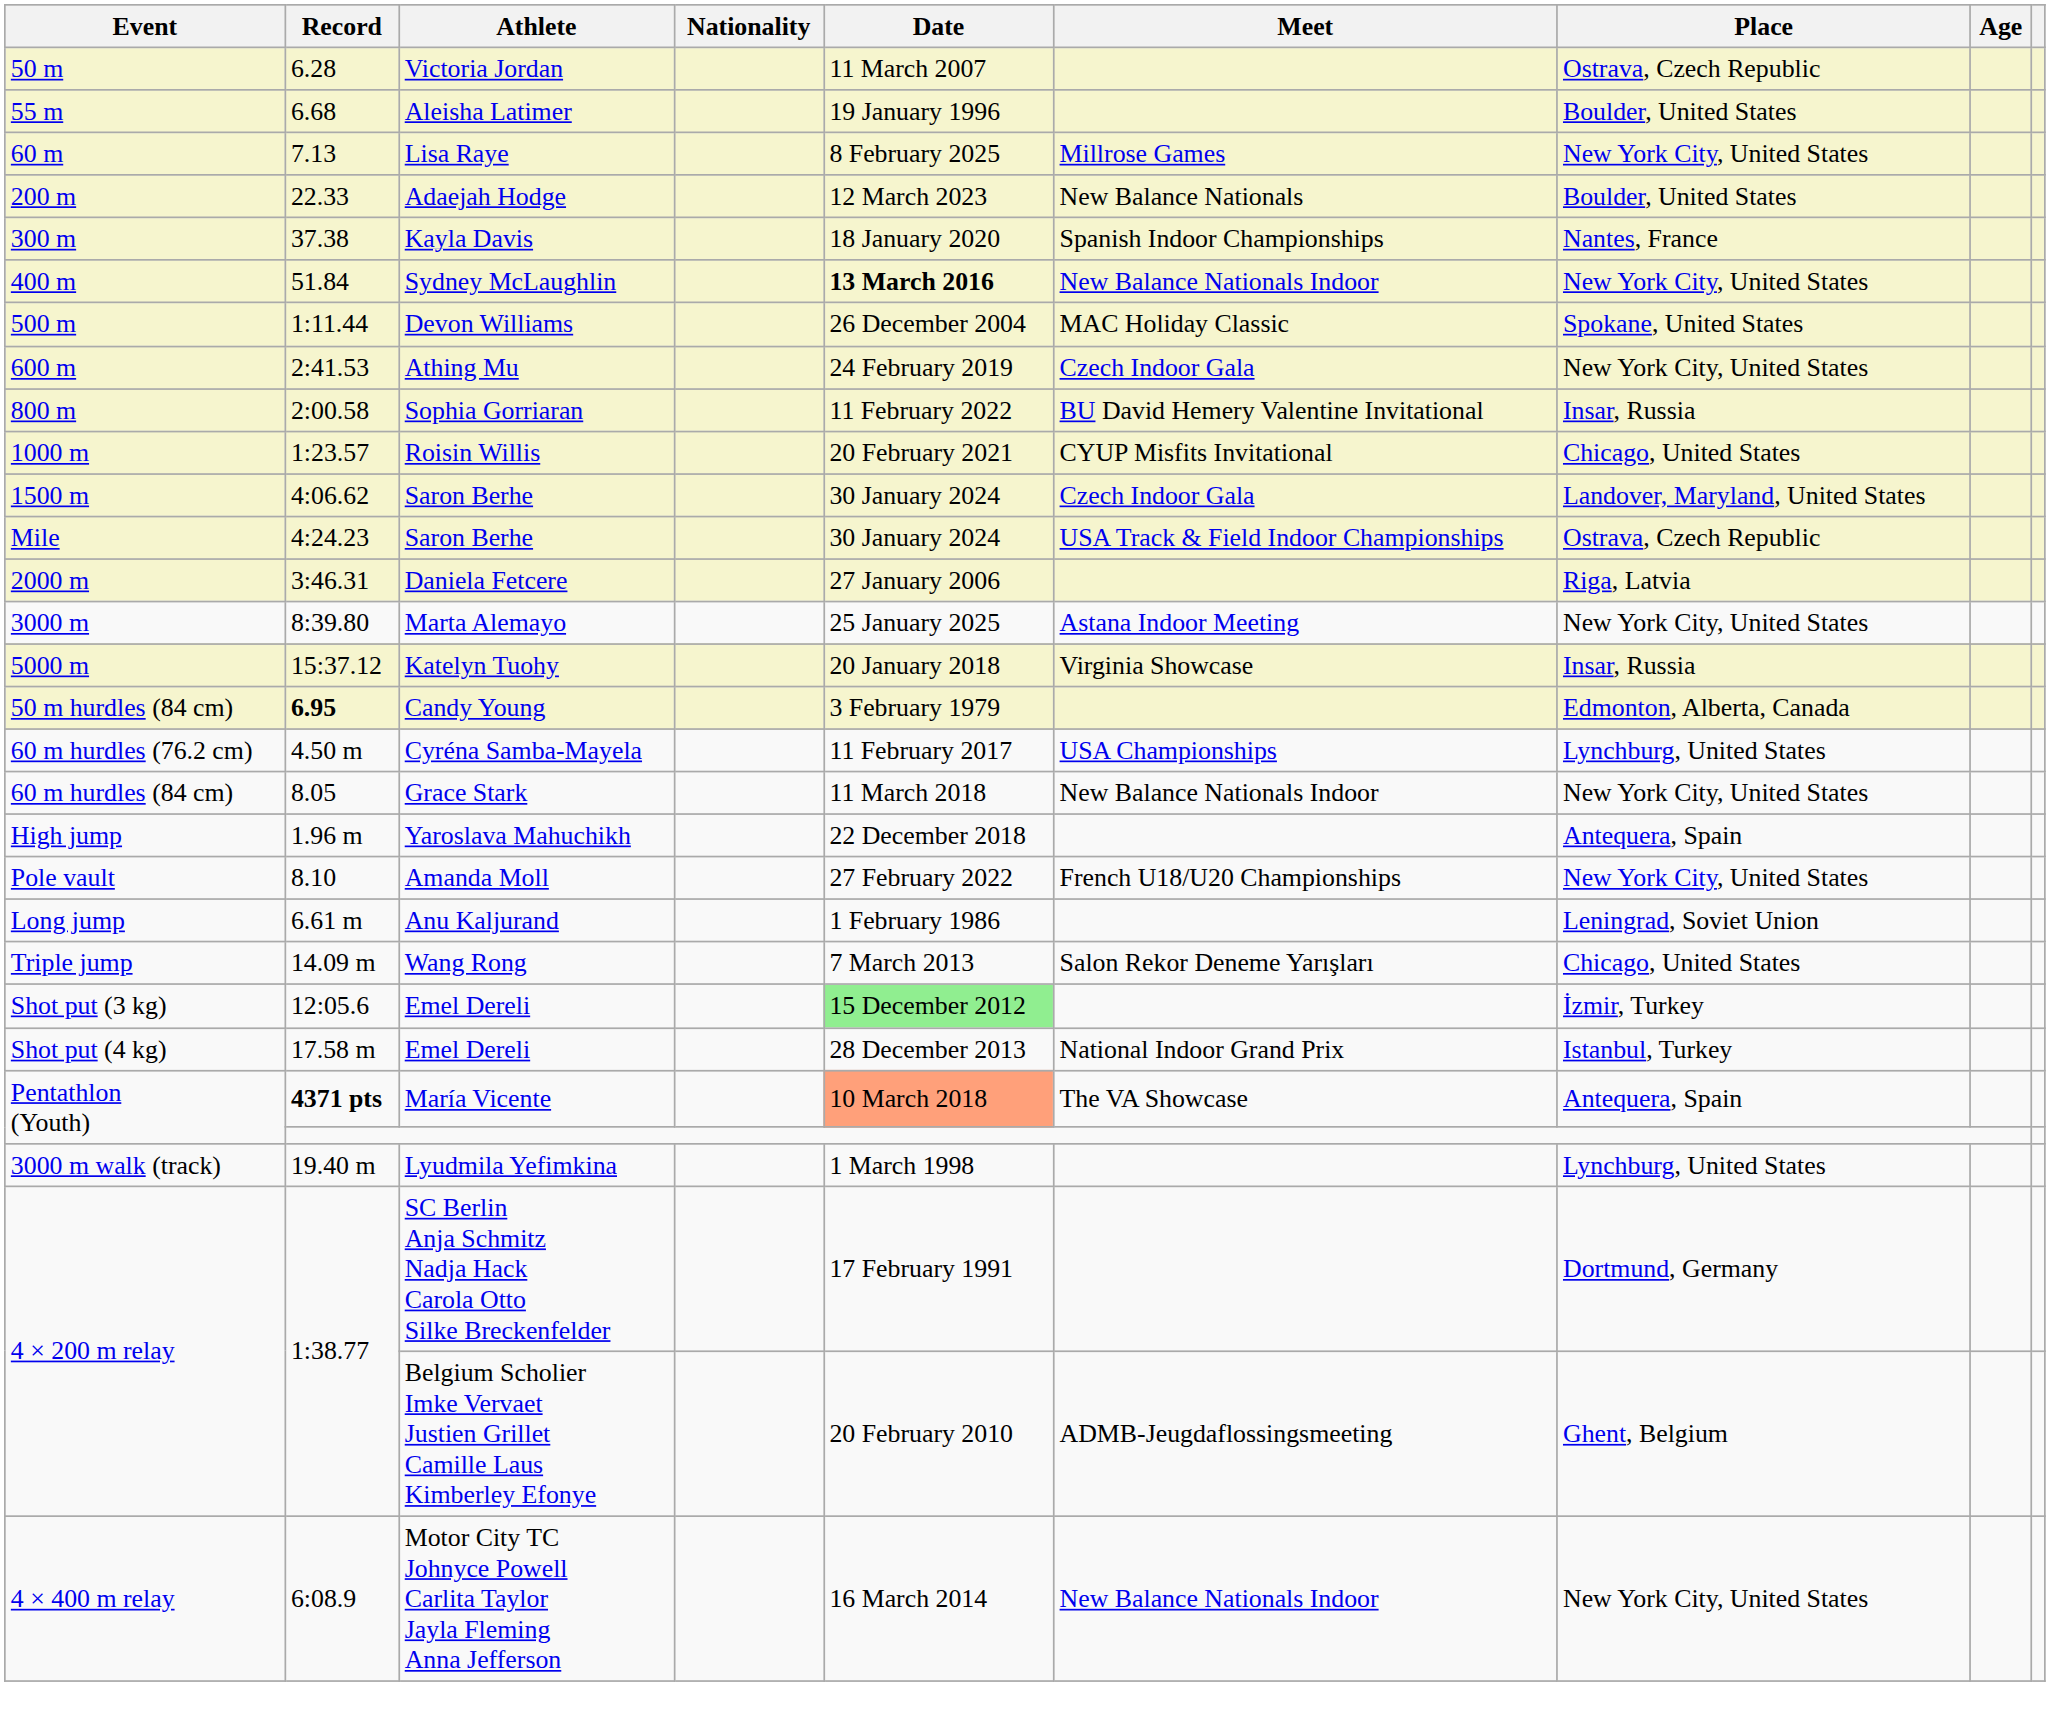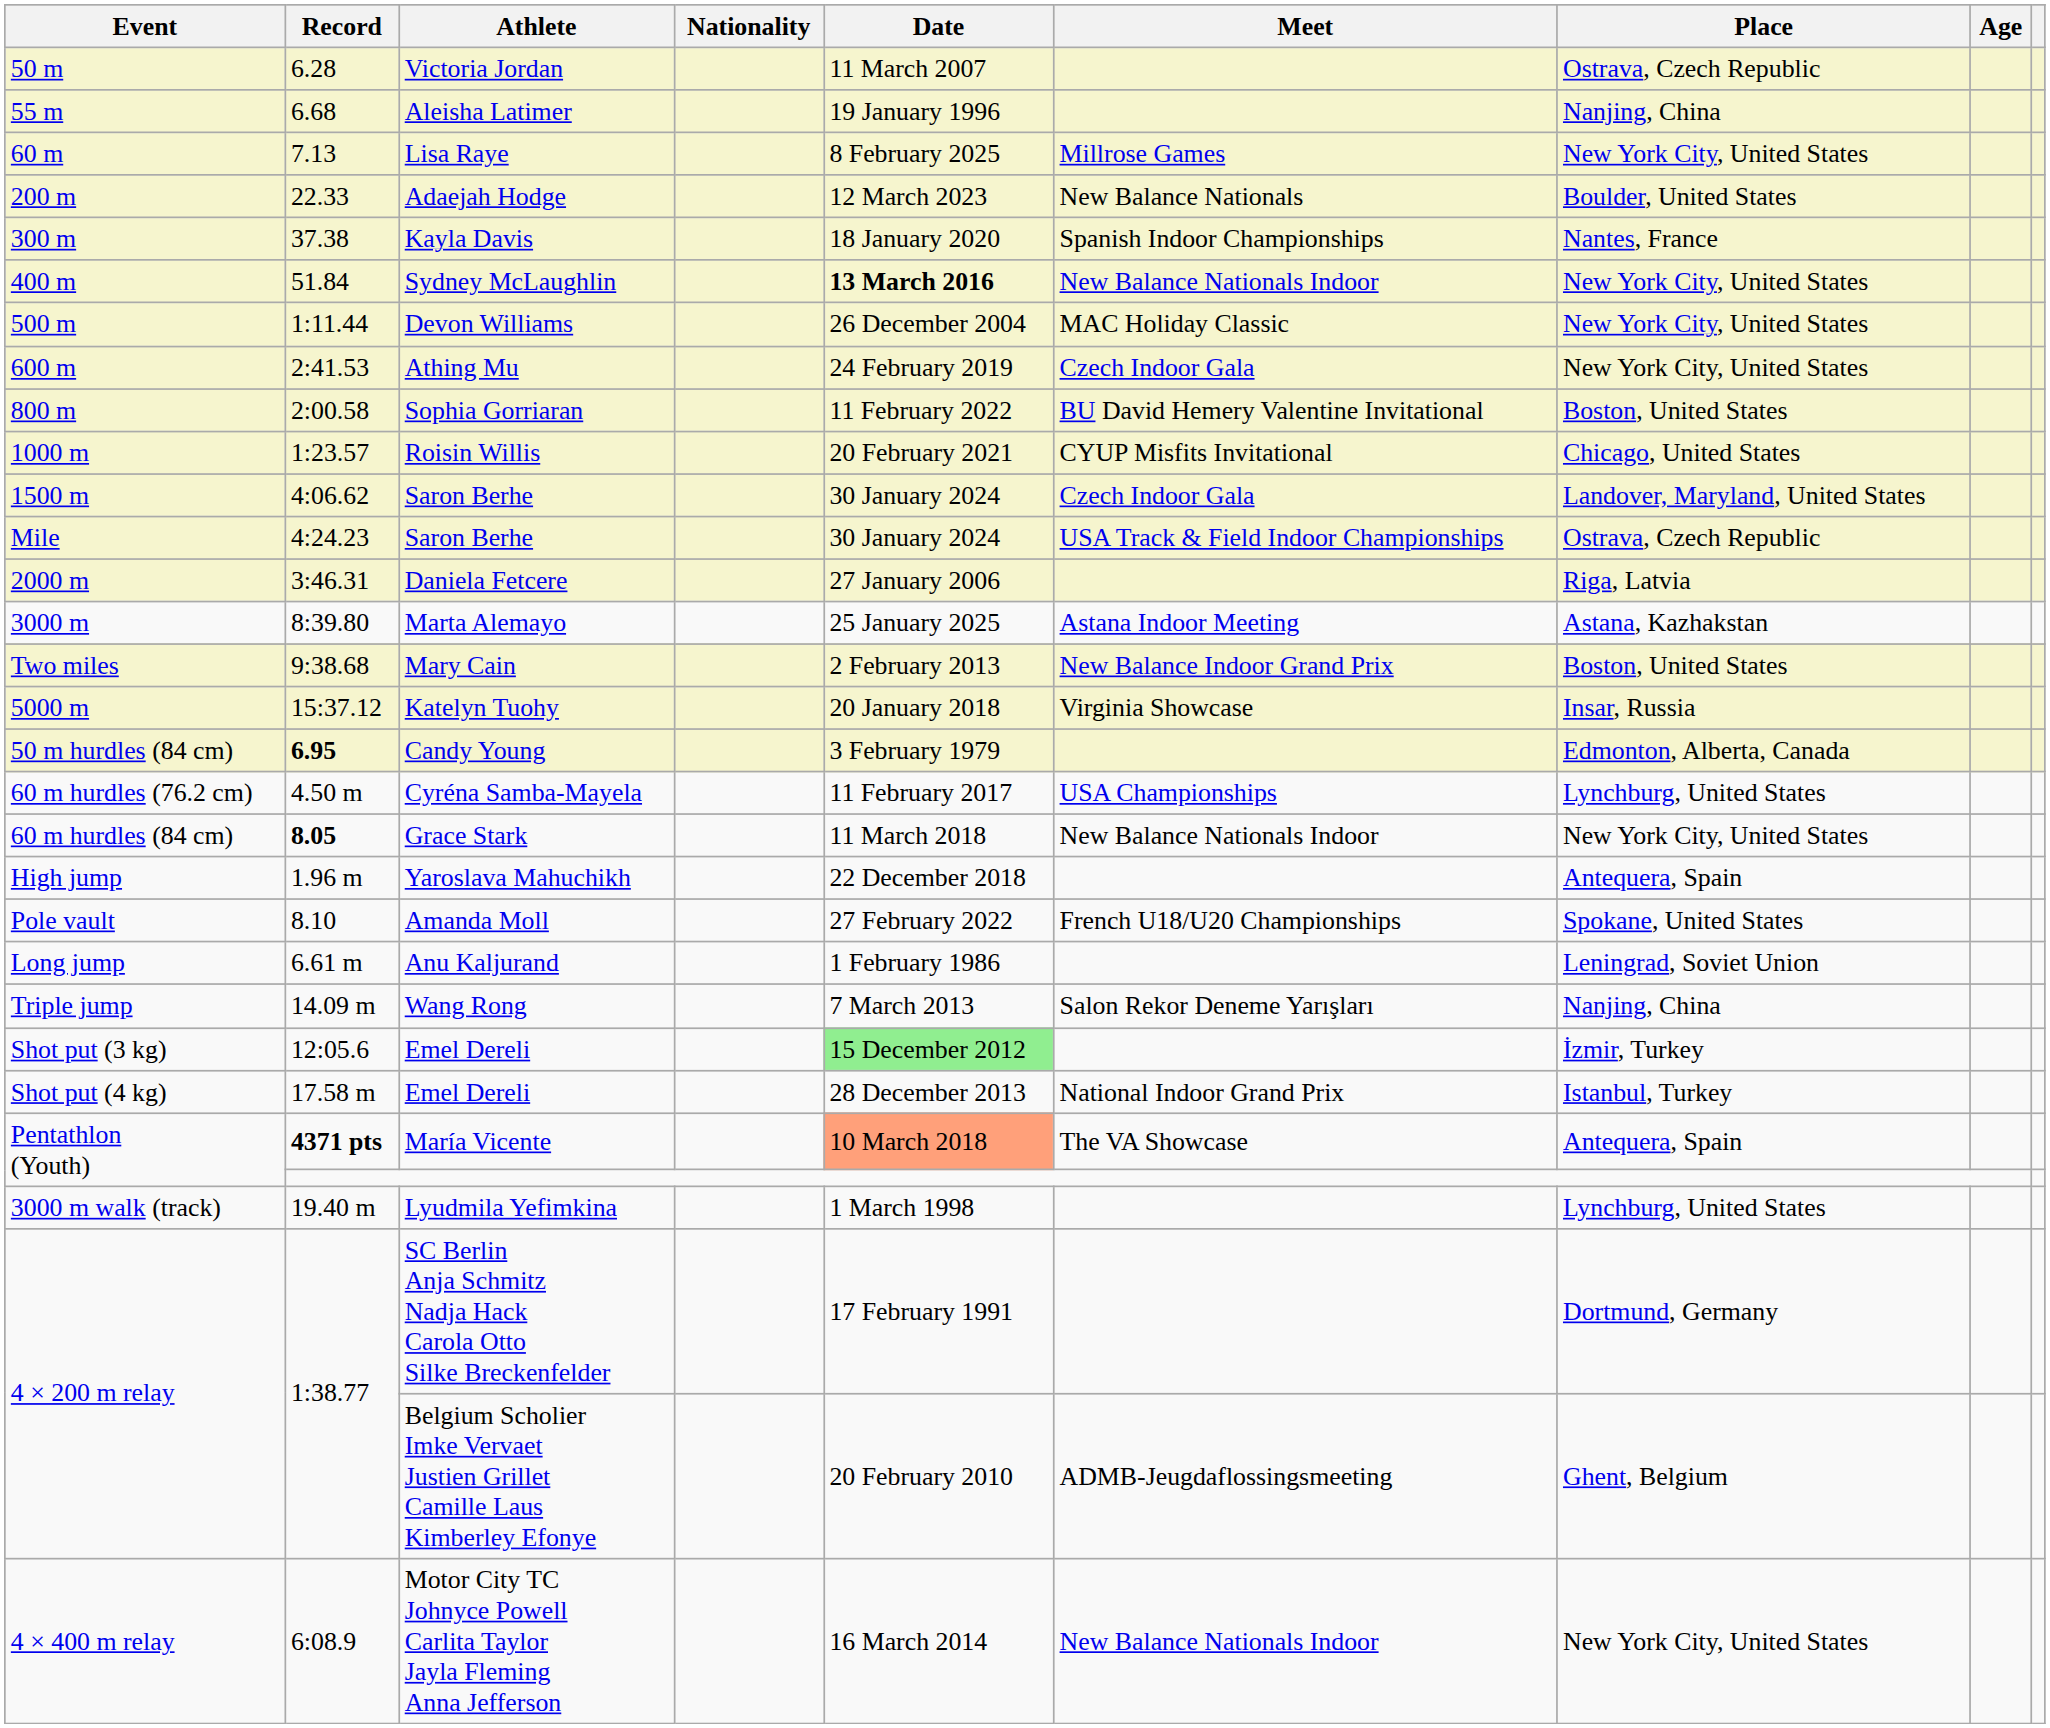(1680, 111) Boulder, United States -> (1642, 111) Nanjing, China
(1683, 324) Spokane, United States -> (1716, 324) New York City, United States
(1629, 409) Insar, Russia -> (1675, 409) Boston, United States
(1716, 622) New York City, United States -> (1666, 622) Astana, Kazhakstan
+ row: (65, 665)
(313, 792) normal -> (313, 835) bold
(1716, 878) New York City, United States -> (1683, 920) Spokane, United States
(1682, 963) Chicago, United States -> (1642, 1005) Nanjing, China
